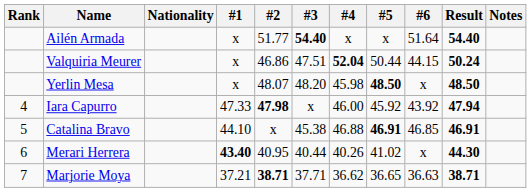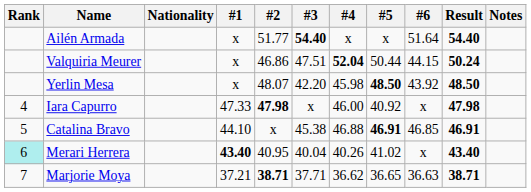(311, 84) 48.20 -> (311, 84) 42.20
(423, 84) x -> (423, 84) 43.92
(386, 107) 45.92 -> (386, 107) 40.92
(423, 107) 43.92 -> (423, 107) x
(464, 107) 47.94 -> (464, 107) 47.98
(24, 152) no background -> (24, 152) paleturquoise background
(311, 152) 40.44 -> (311, 152) 40.04
(464, 152) 44.30 -> (464, 152) 43.40
